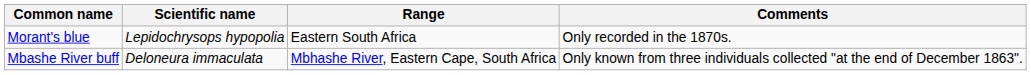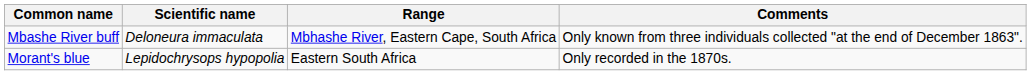rows swapped: (63, 59) <-> (49, 37)
